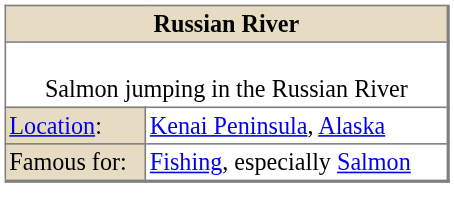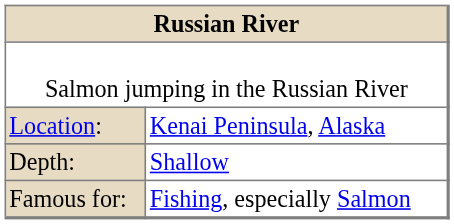+ row: (42, 161)
